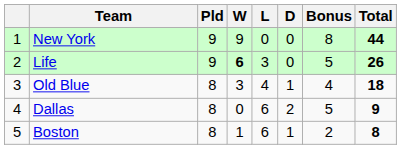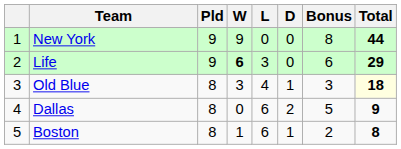(329, 62) 5 -> (329, 62) 6
(376, 62) 26 -> (376, 62) 29
(329, 86) 4 -> (329, 86) 3
(376, 86) no background -> (376, 86) lightyellow background
